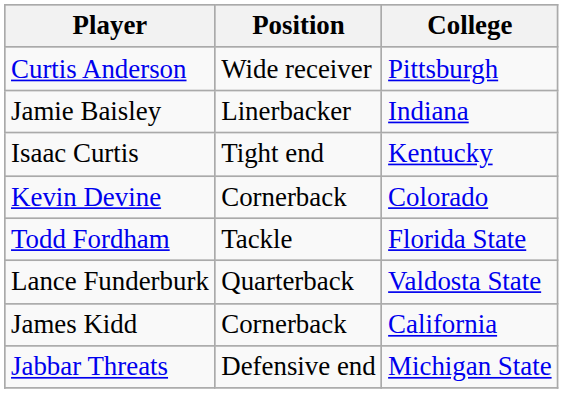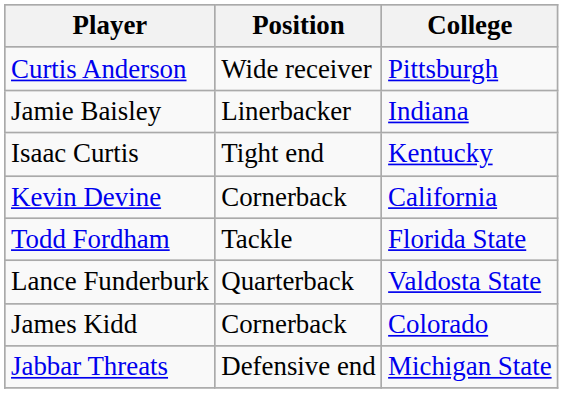(438, 196) Colorado -> (443, 196) California
(443, 324) California -> (438, 324) Colorado
